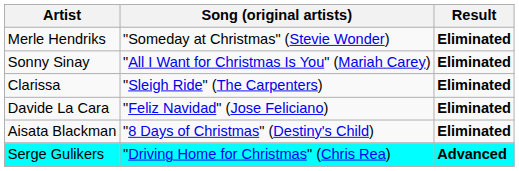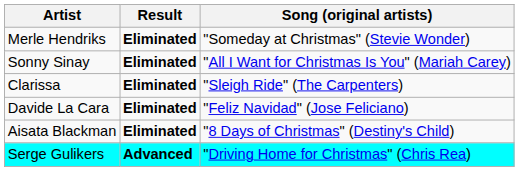columns swapped: (277, 16) <-> (474, 16)
